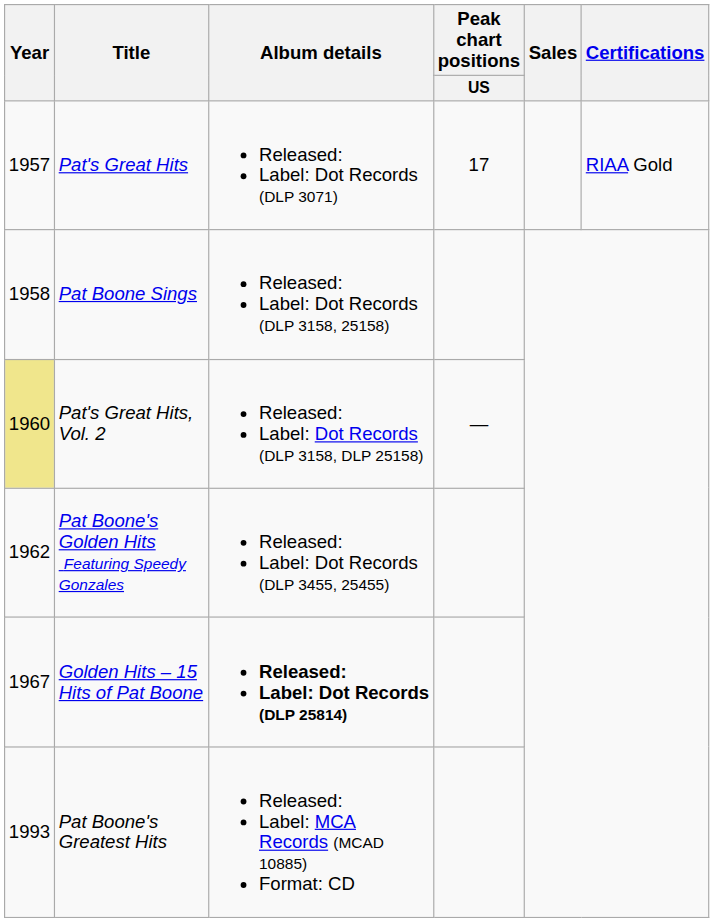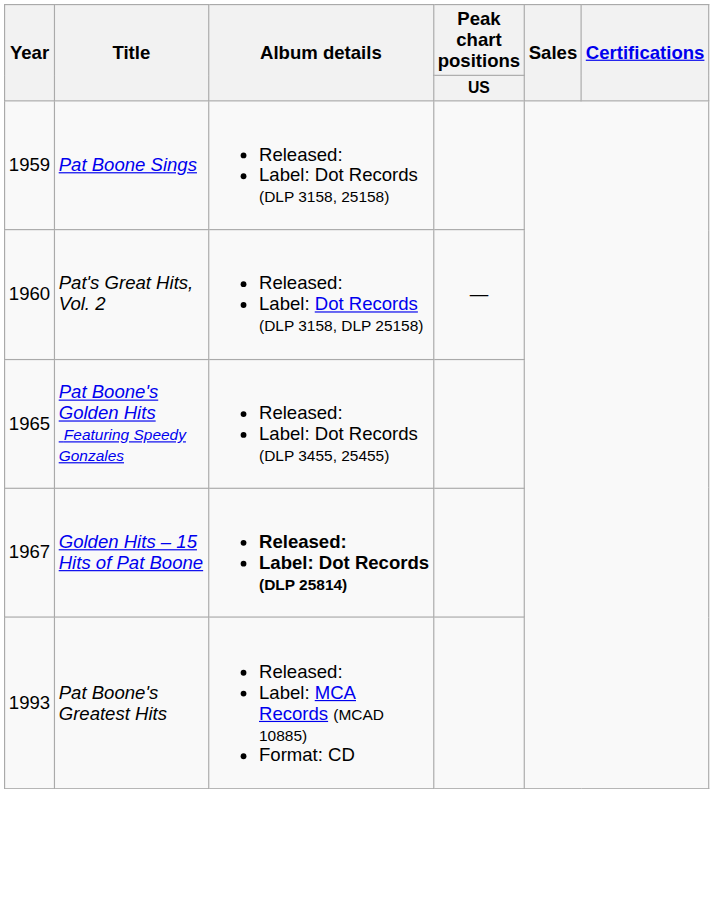- row: (123, 165)
(30, 294) 1958 -> (30, 165) 1959
(30, 423) khaki background -> (30, 294) no background
(30, 552) 1962 -> (30, 423) 1965
